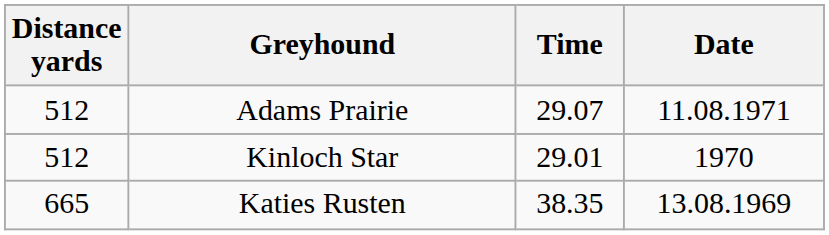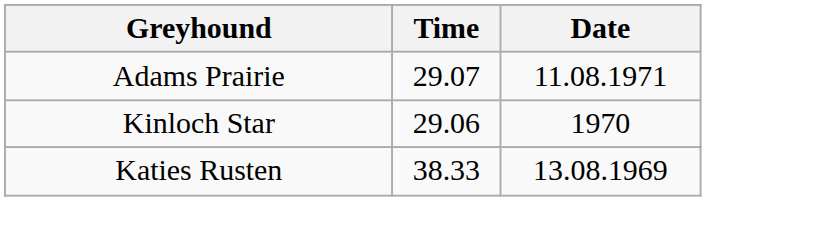- column: (67, 45)
(570, 156) 29.01 -> (446, 123) 29.06
(570, 204) 38.35 -> (446, 170) 38.33
